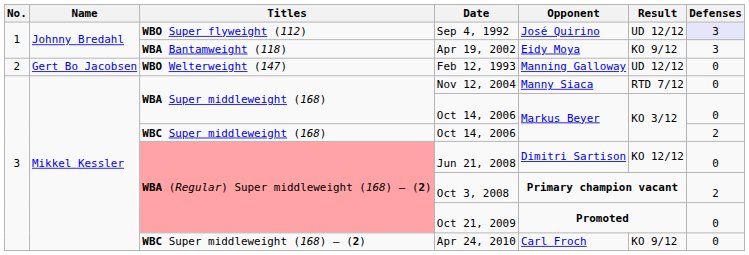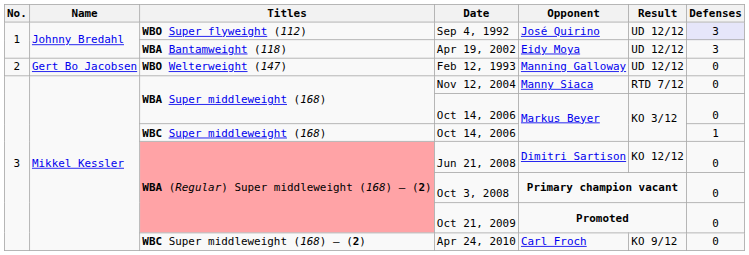(654, 49) KO 9/12 -> (658, 49) UD 12/12
(715, 133) 2 -> (715, 133) 1
(715, 193) 2 -> (715, 193) 0
